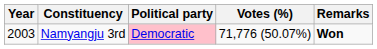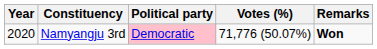(21, 34) 2003 -> (21, 34) 2020
